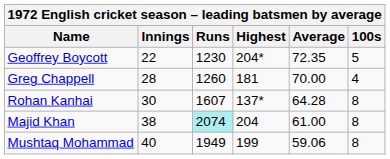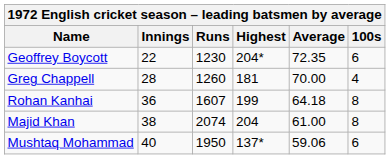(355, 57) 5 -> (355, 57) 6
(149, 100) 30 -> (149, 100) 36
(250, 100) 137* -> (247, 100) 199
(309, 100) 64.28 -> (309, 100) 64.18
(211, 121) paleturquoise background -> (211, 121) no background
(211, 143) 1949 -> (211, 143) 1950
(247, 143) 199 -> (250, 143) 137*
(355, 143) 8 -> (355, 143) 6
